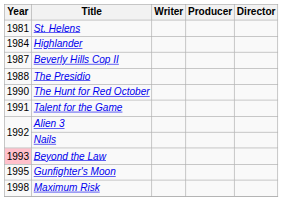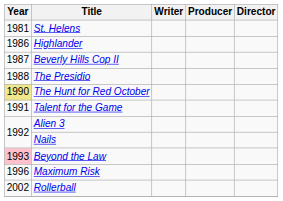(18, 44) 1984 -> (18, 44) 1986
(18, 92) no background -> (18, 92) khaki background
- row: (75, 172)
(18, 188) 1998 -> (18, 172) 1996
+ row: (55, 188)
